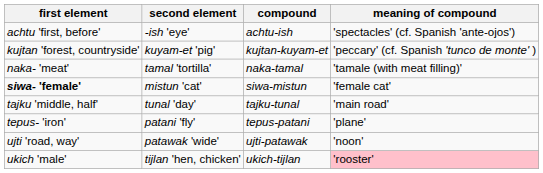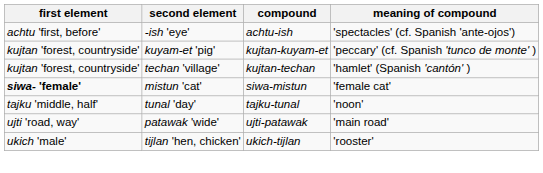+ row: (182, 68)
- row: (178, 68)
(361, 104) 'main road' -> (348, 104) 'noon'
- row: (170, 123)
(348, 141) 'noon' -> (361, 123) 'main road'
(353, 159) pink background -> (353, 141) no background
